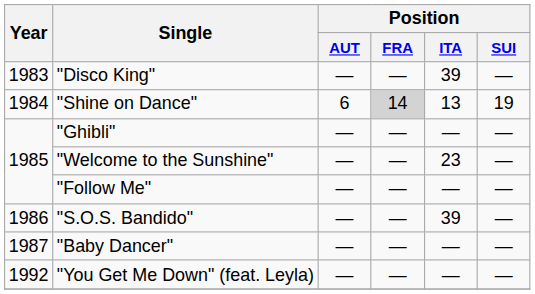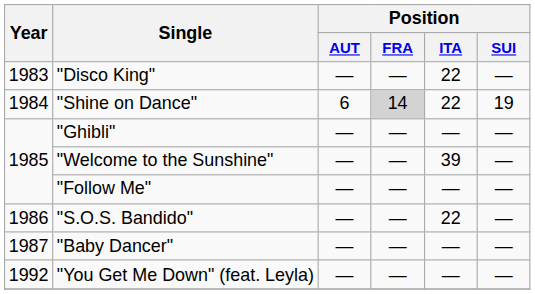(451, 75) 39 -> (451, 75) 22
(451, 103) 13 -> (451, 103) 22
(451, 160) 23 -> (451, 160) 39
(451, 217) 39 -> (451, 217) 22
